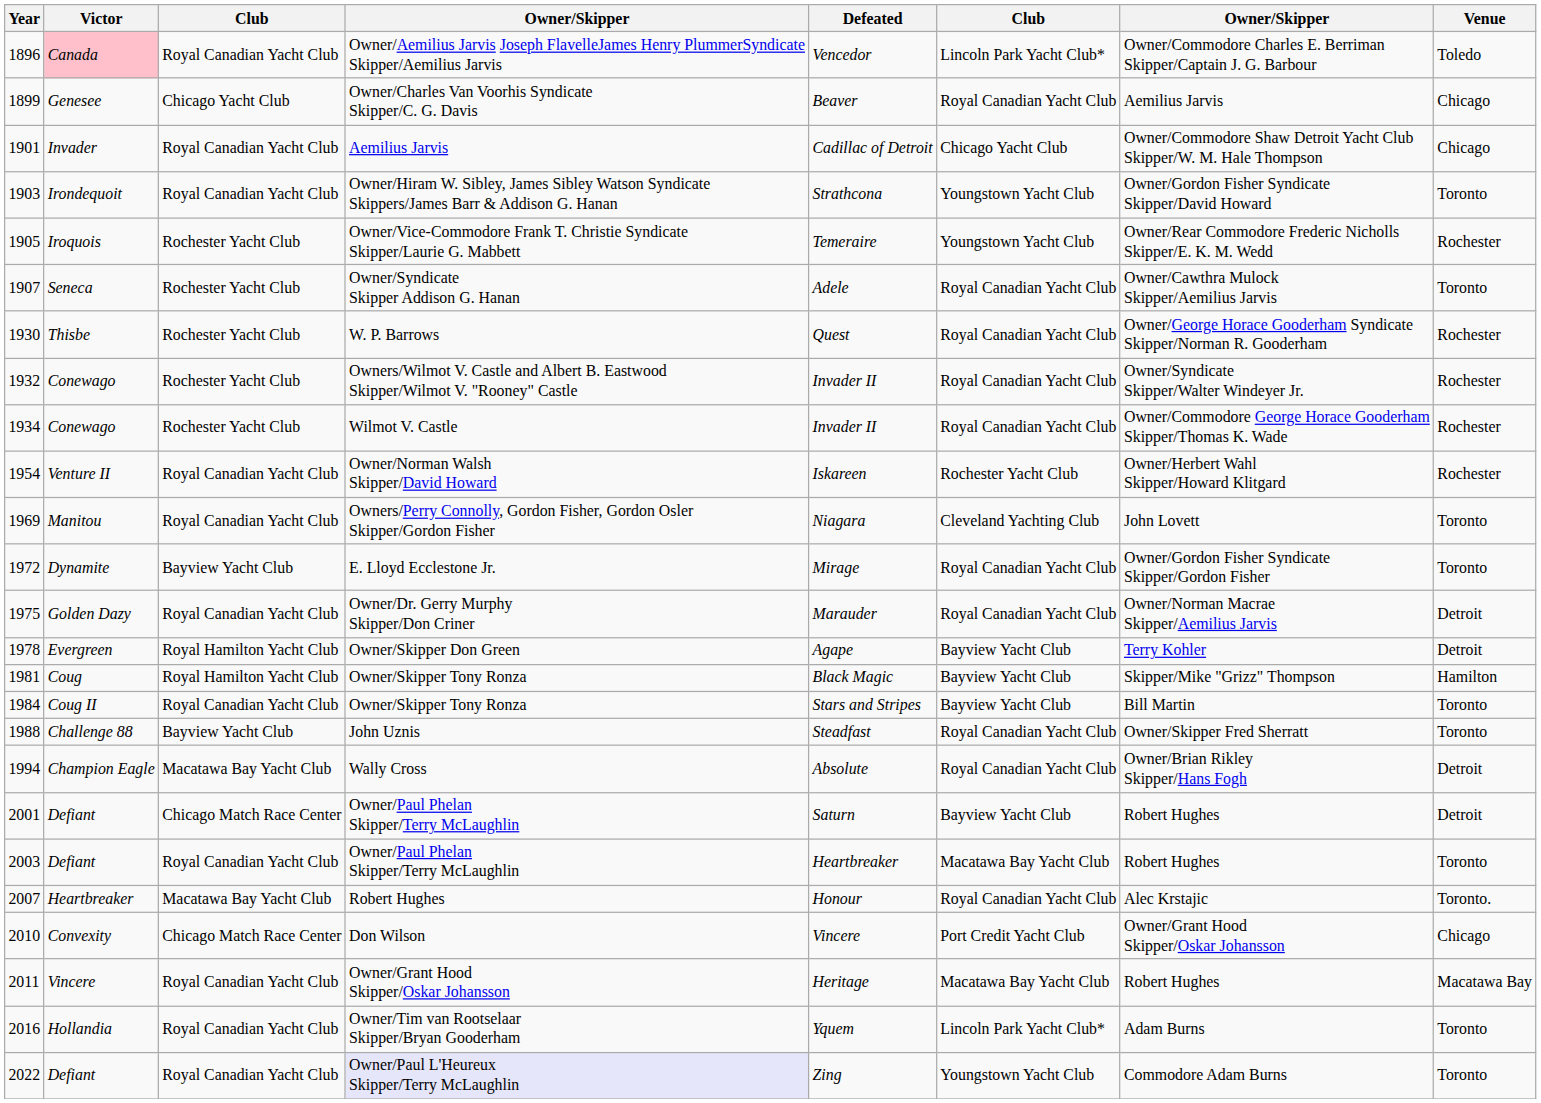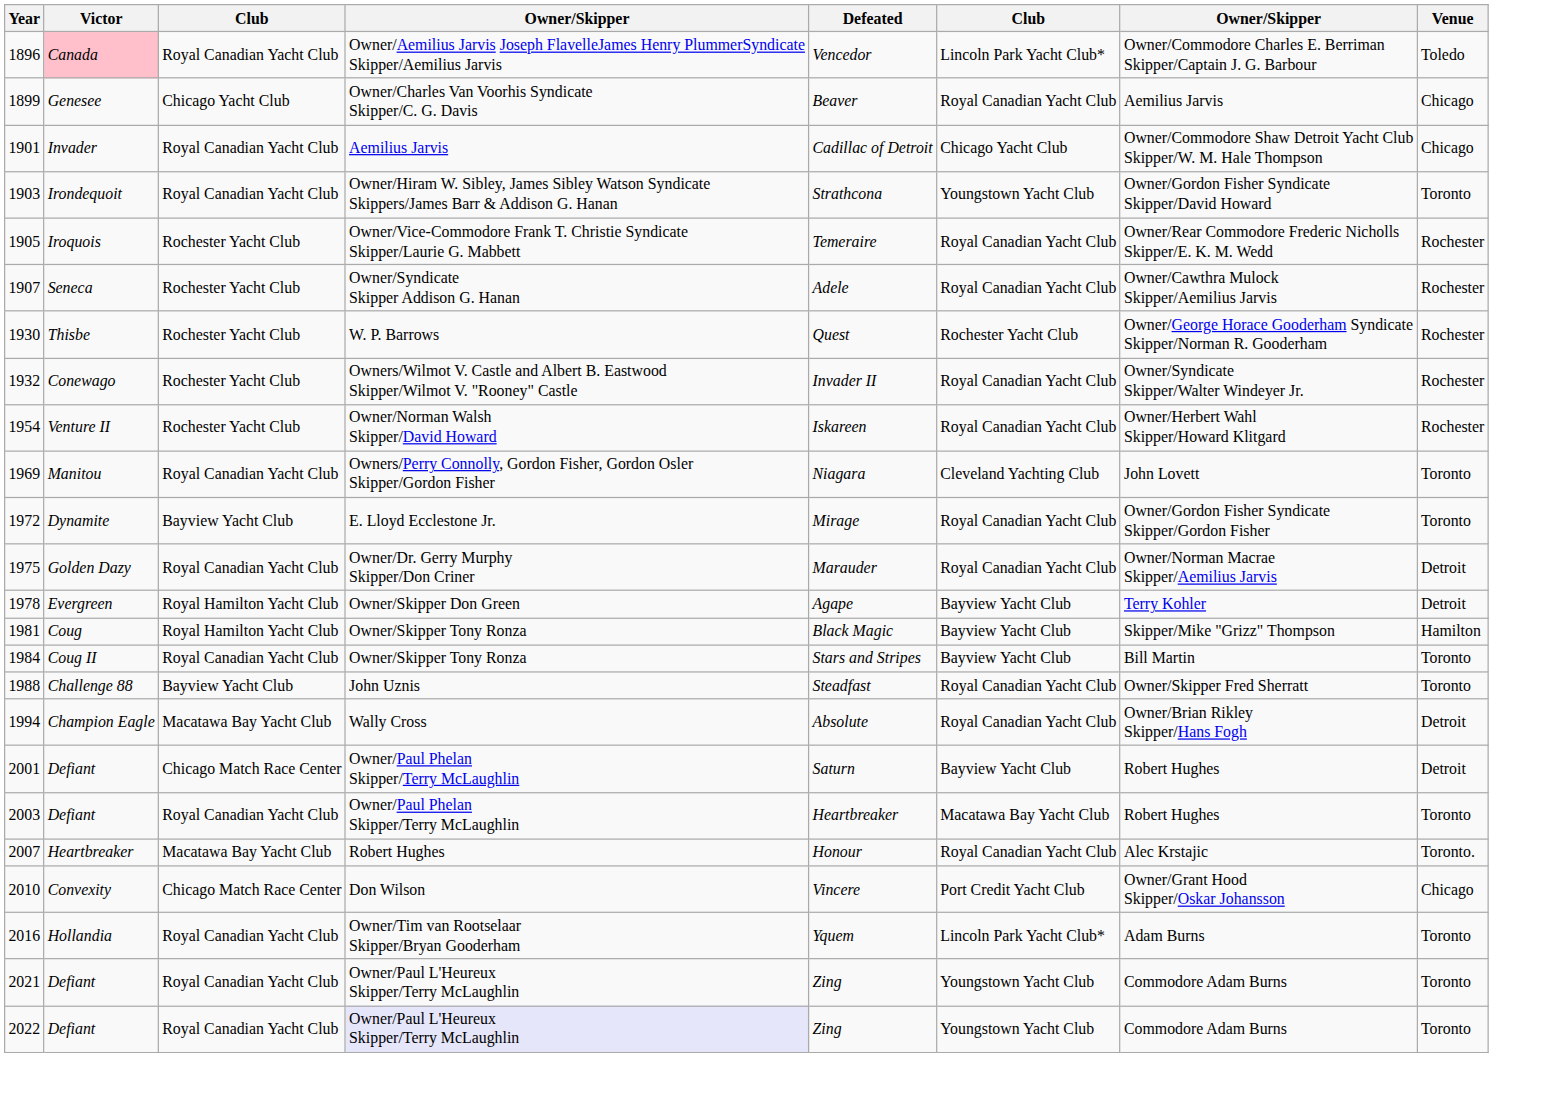(1017, 241) Youngstown Yacht Club -> (1028, 241) Royal Canadian Yacht Club
(1462, 287) Toronto -> (1453, 287) Rochester
(1028, 334) Royal Canadian Yacht Club -> (1009, 334) Rochester Yacht Club
- row: (24, 427)
(250, 474) Royal Canadian Yacht Club -> (231, 427) Rochester Yacht Club
(1009, 474) Rochester Yacht Club -> (1028, 427) Royal Canadian Yacht Club
- row: (24, 982)
+ row: (24, 982)
